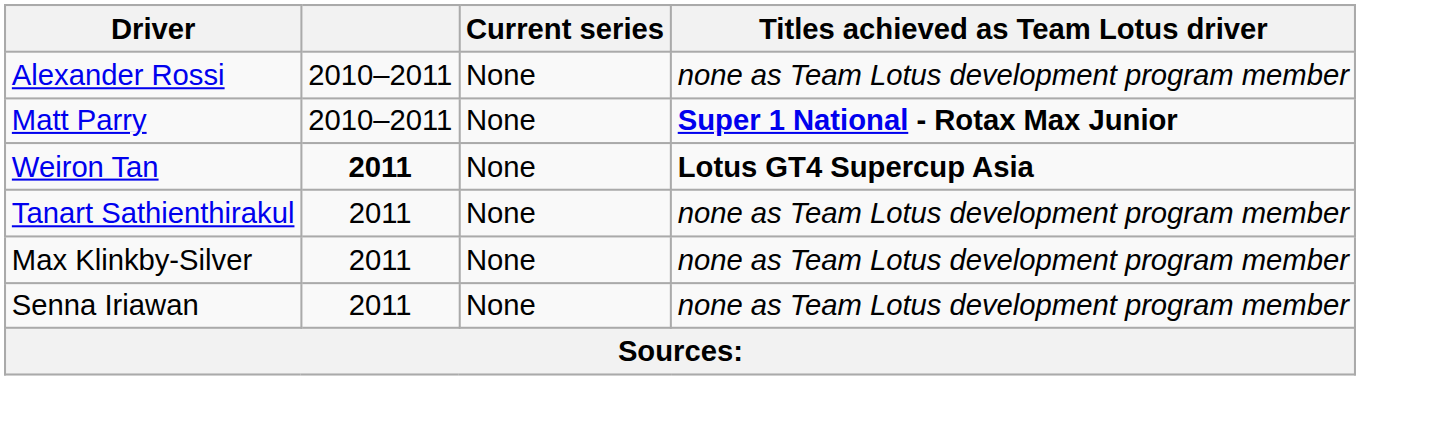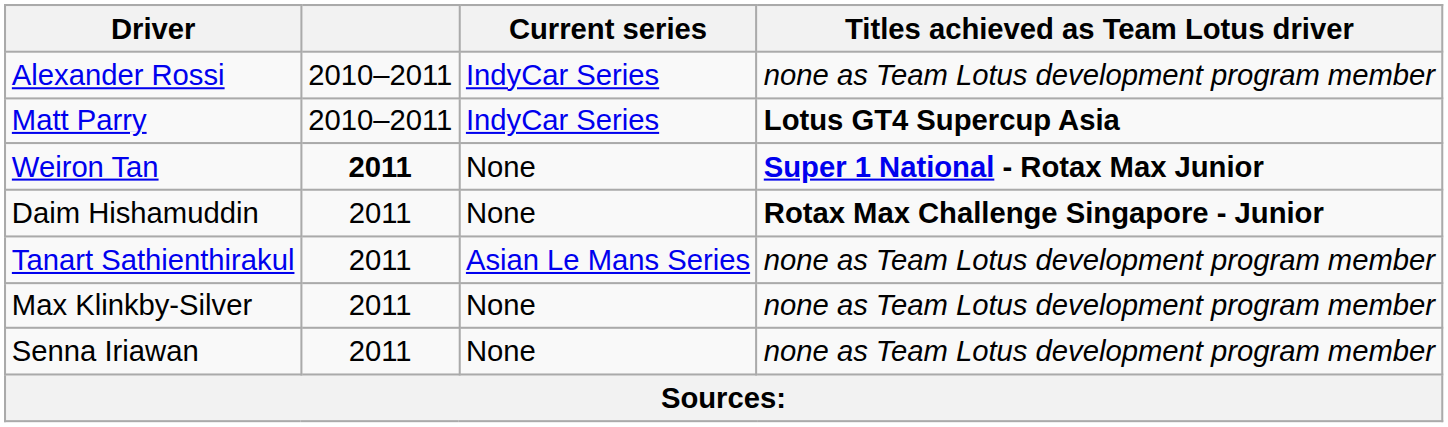(501, 75) None -> (563, 75) IndyCar Series
(501, 121) None -> (563, 121) IndyCar Series
(928, 121) Super 1 National - Rotax Max Junior -> (942, 121) Lotus GT4 Supercup Asia
(856, 167) Lotus GT4 Supercup Asia -> (1014, 167) Super 1 National - Rotax Max Junior
+ row: (135, 213)
(501, 213) None -> (608, 259) Asian Le Mans Series
